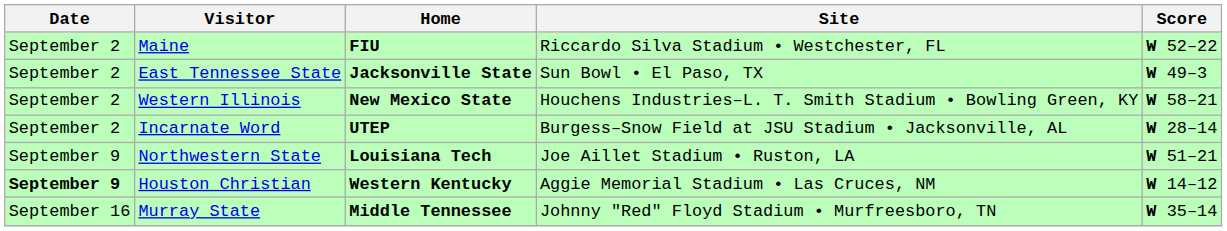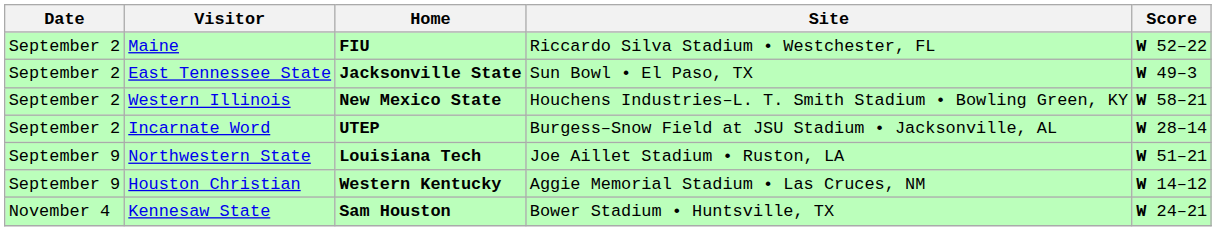(64, 184) bold -> (64, 184) normal
- row: (199, 211)
+ row: (199, 211)
